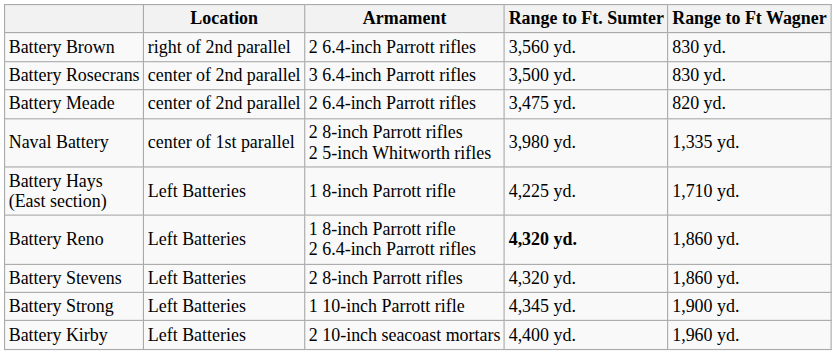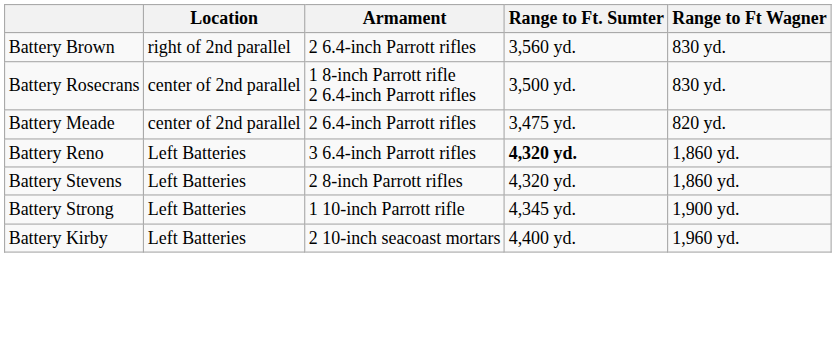(392, 75) 3 6.4-inch Parrott rifles -> (392, 85) 1 8-inch Parrott rifle 2 6.4-inch Parrott rifles
- row: (59, 142)
- row: (58, 191)
(392, 239) 1 8-inch Parrott rifle 2 6.4-inch Parrott rifles -> (392, 152) 3 6.4-inch Parrott rifles
